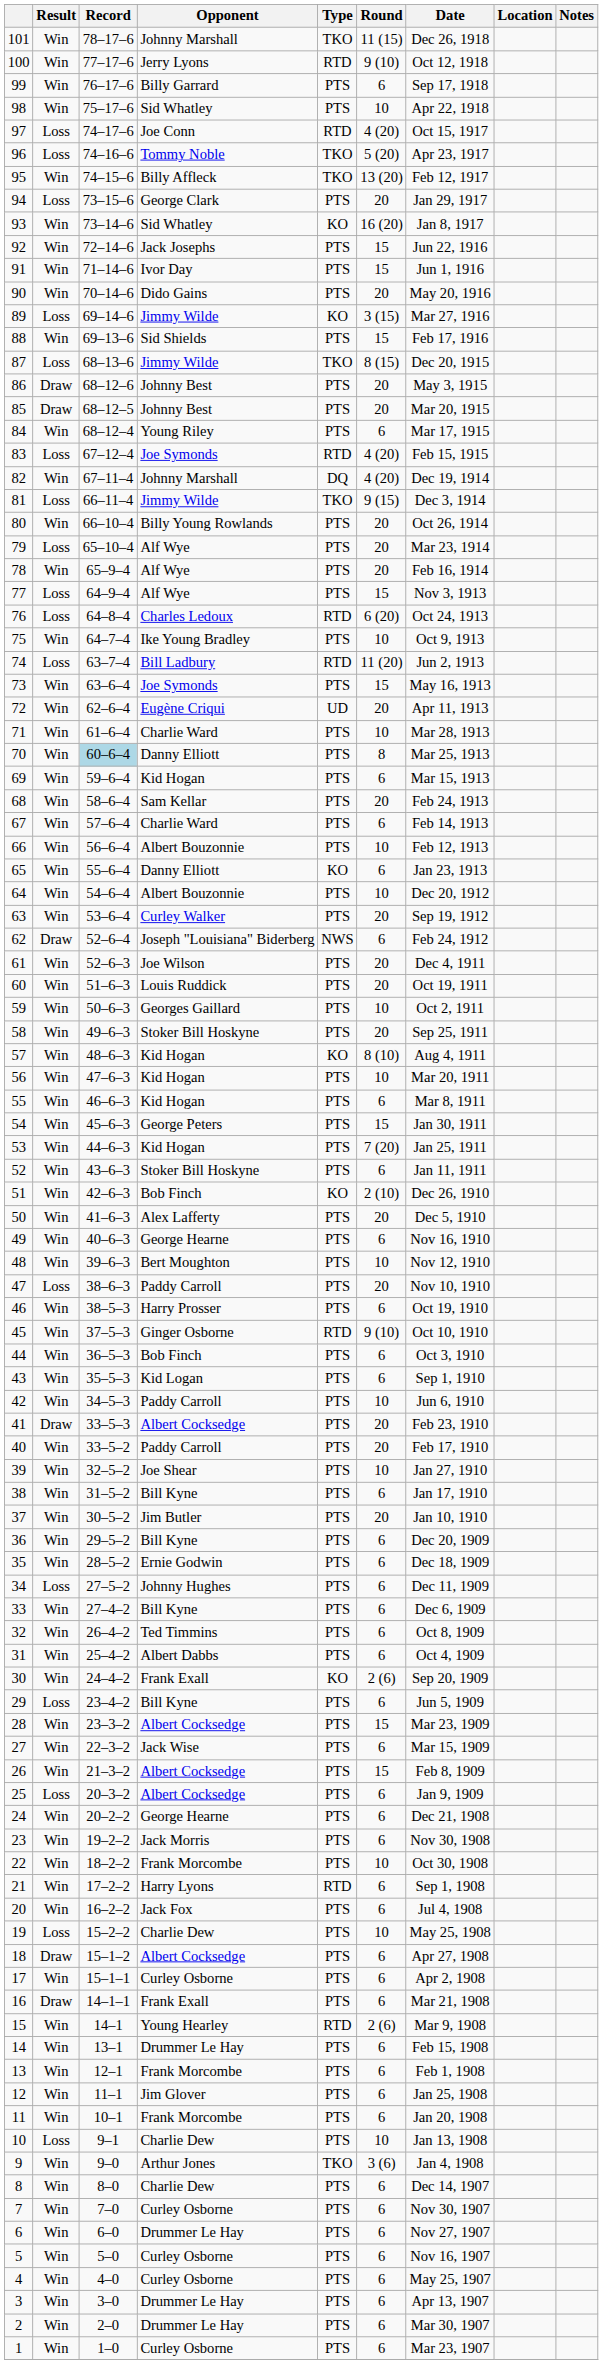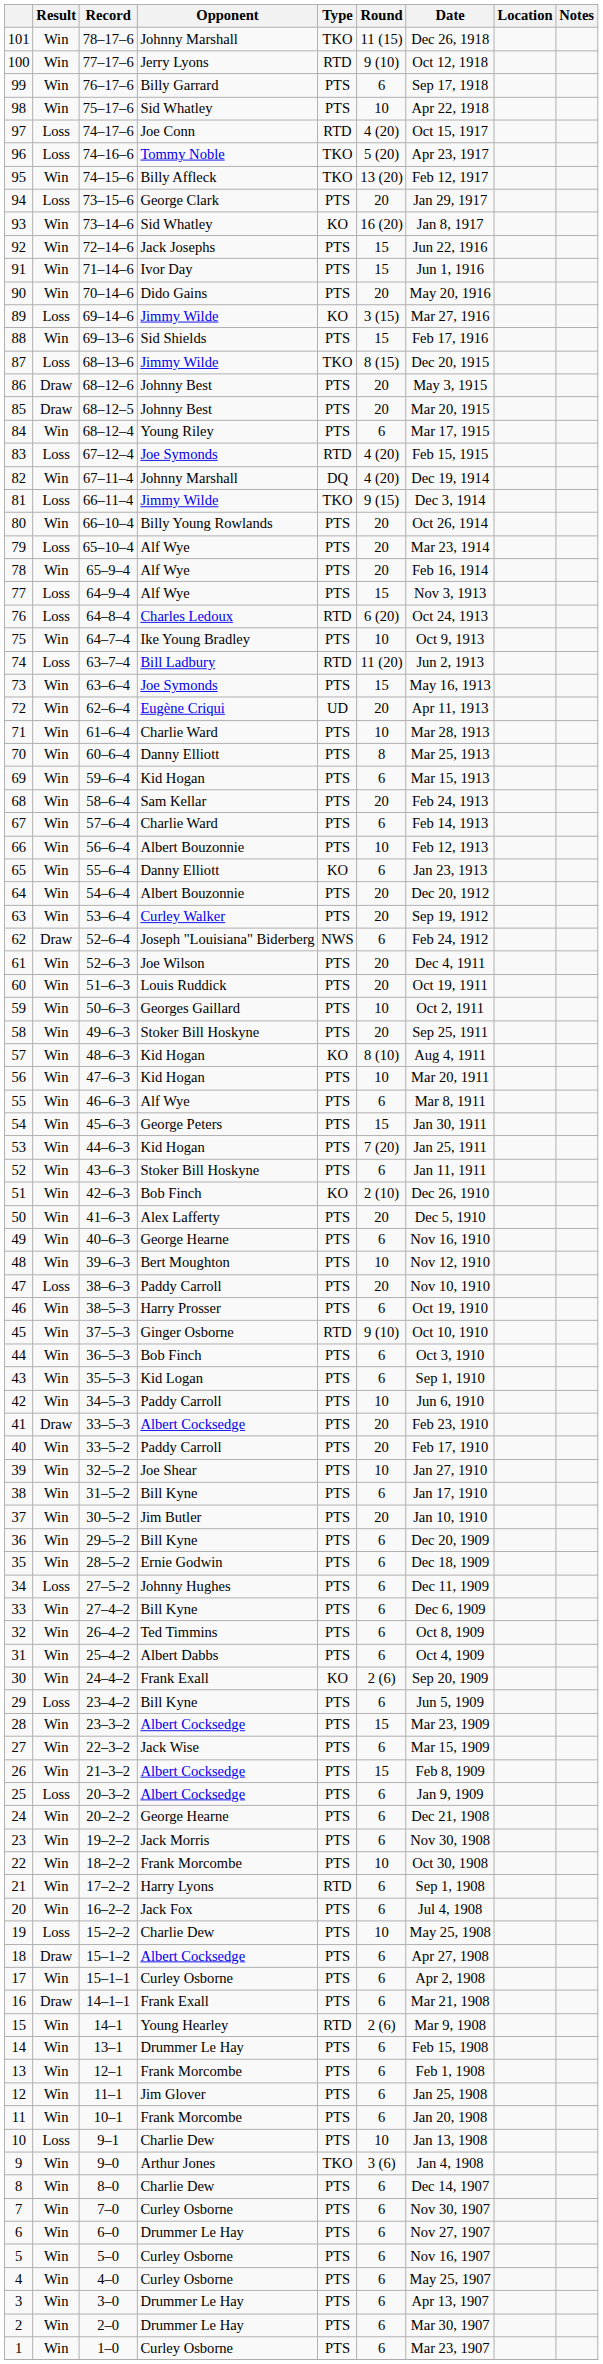(108, 754) lightblue background -> (108, 754) no background
(382, 893) 10 -> (382, 893) 20
(173, 1101) Kid Hogan -> (165, 1101) Alf Wye
